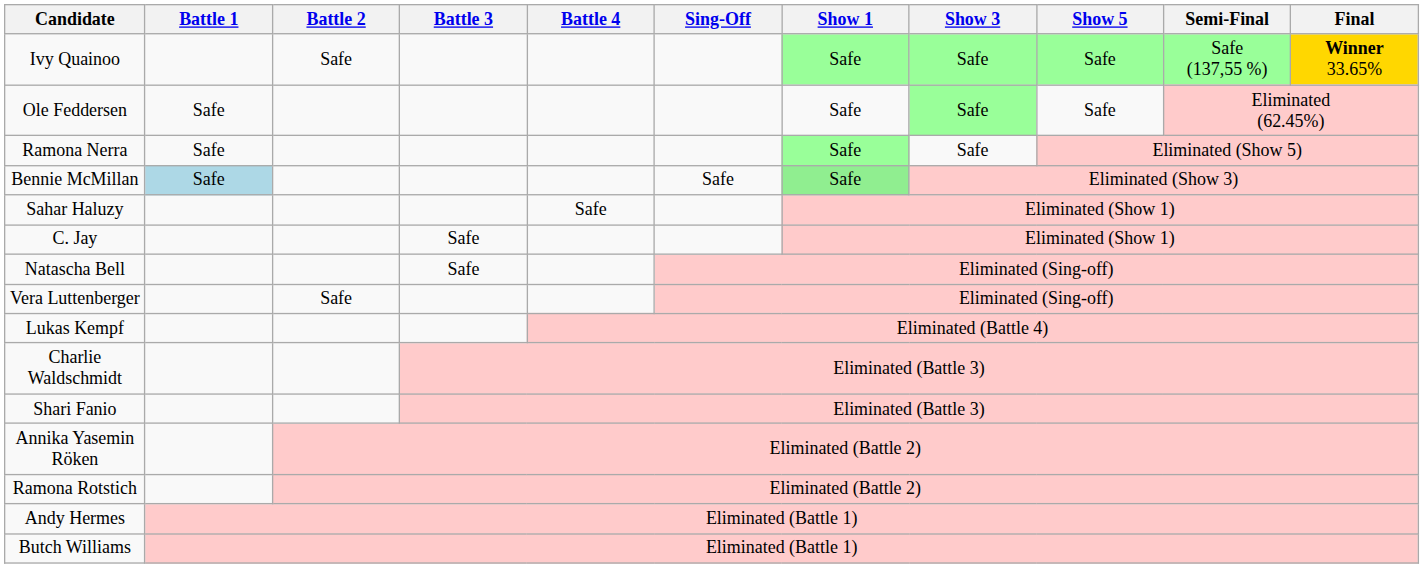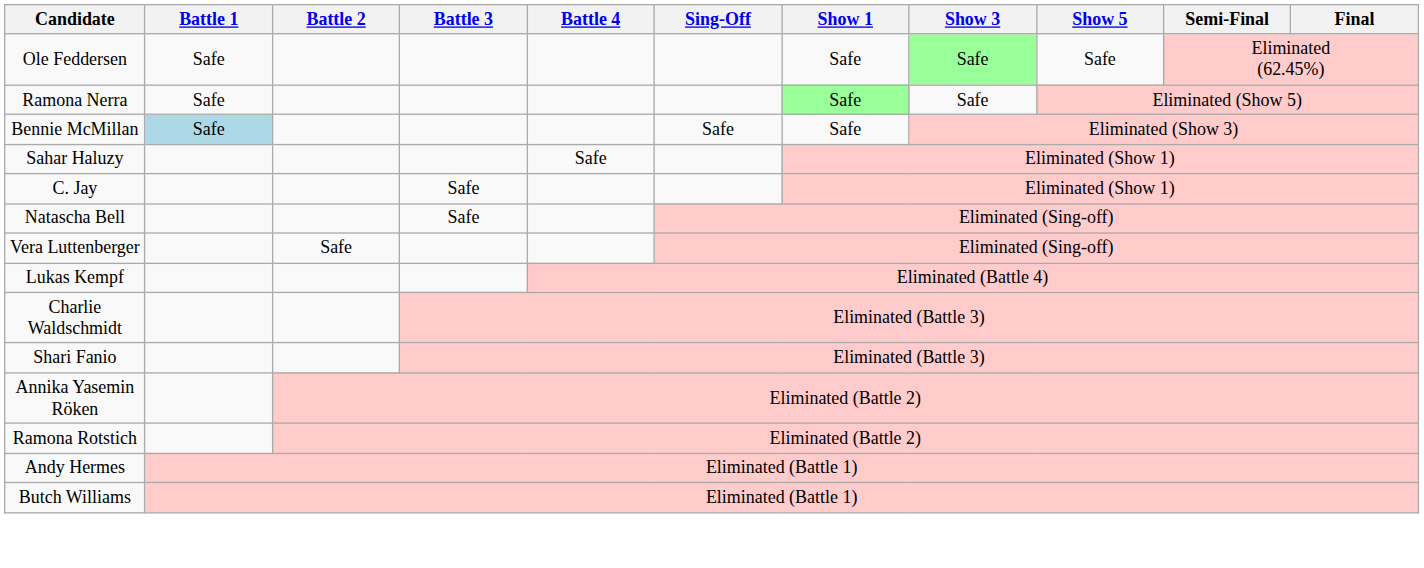- row: (75, 59)
(845, 179) lightgreen background -> (845, 128) no background
